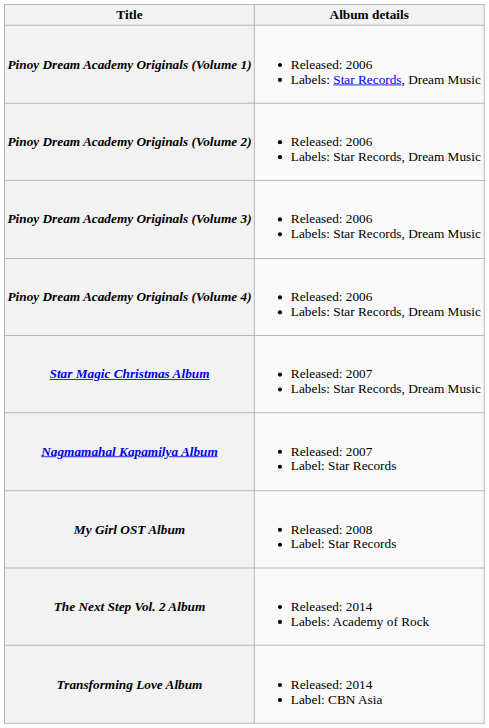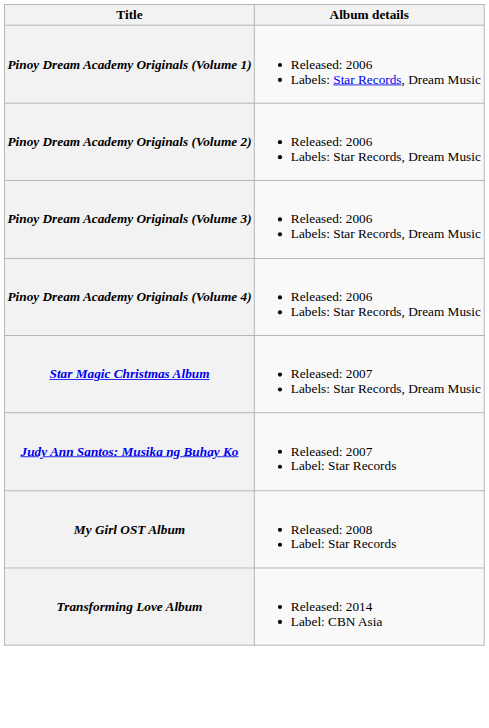+ row: (130, 451)
- row: (130, 451)
- row: (130, 606)
